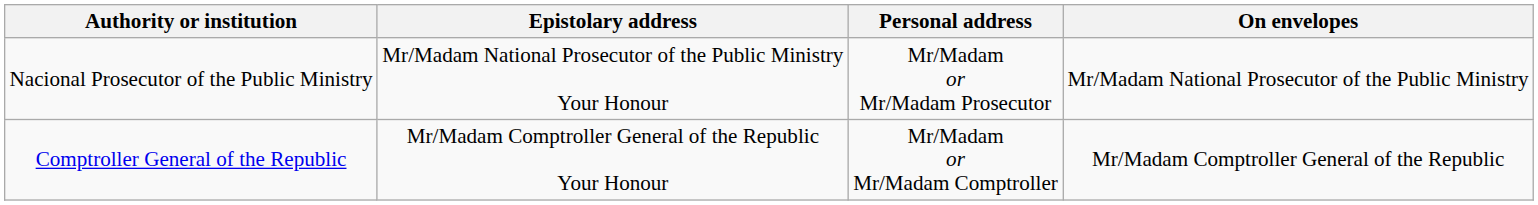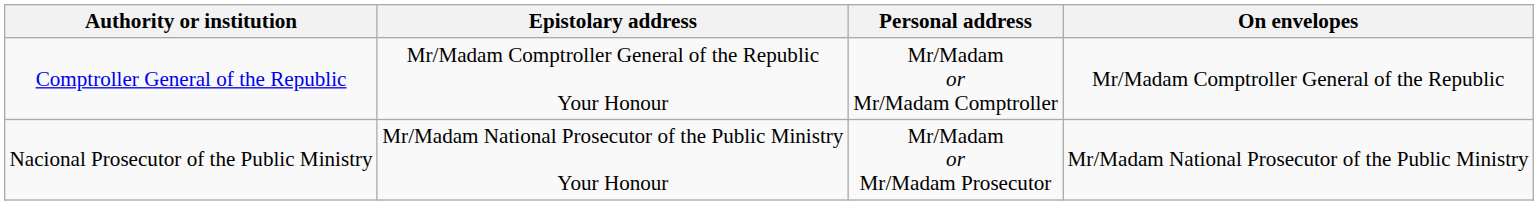rows swapped: (191, 159) <-> (191, 78)
